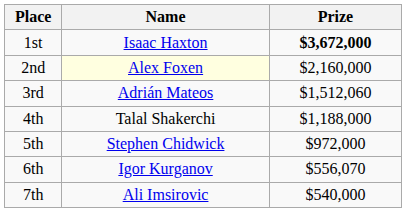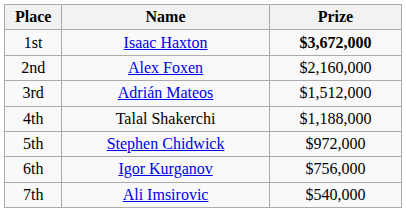(166, 67) lightyellow background -> (166, 67) no background
(335, 93) $1,512,060 -> (335, 93) $1,512,000
(335, 169) $556,070 -> (335, 169) $756,000
